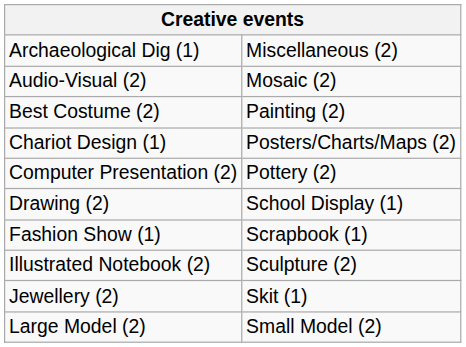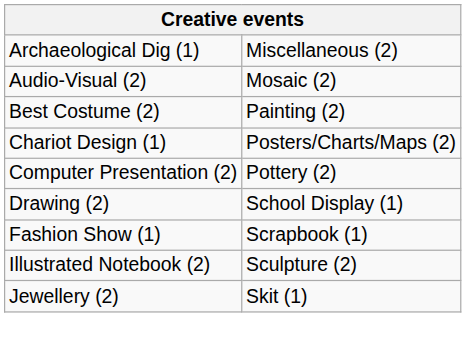- row: (77, 326)
